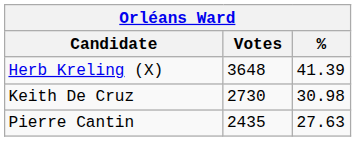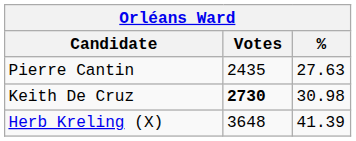rows swapped: (86, 70) <-> (71, 123)
(246, 97) normal -> (246, 97) bold
